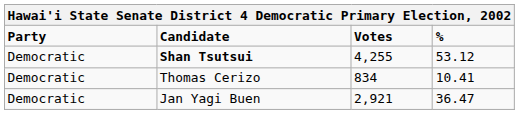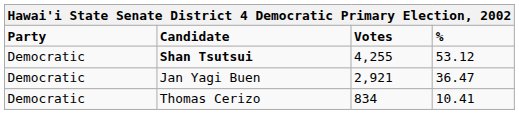rows swapped: (210, 99) <-> (210, 78)
